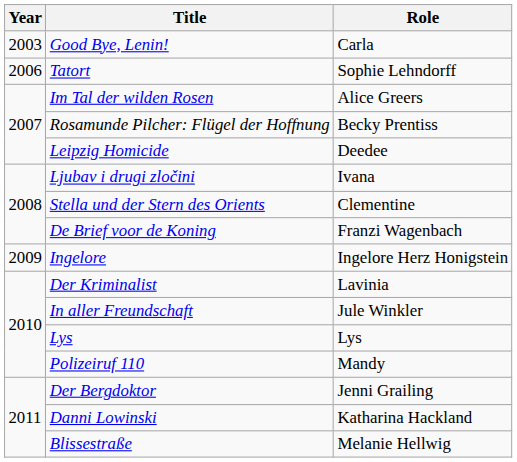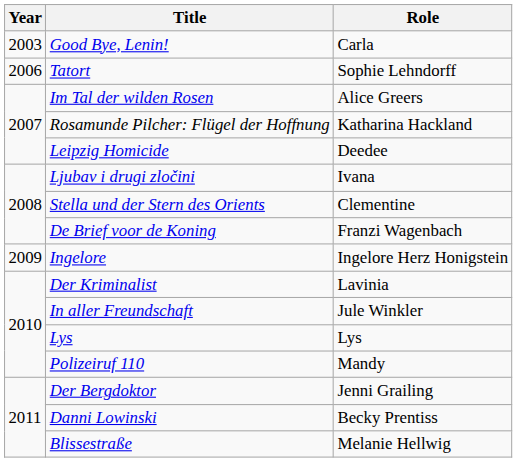(388, 124) Becky Prentiss -> (405, 124) Katharina Hackland
(405, 417) Katharina Hackland -> (388, 417) Becky Prentiss
